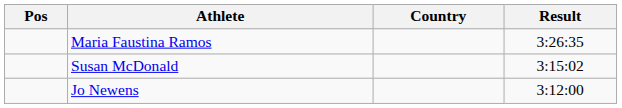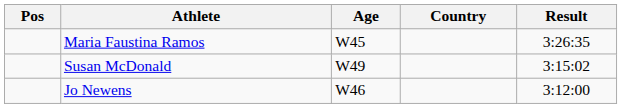+ column: (366, 16)
